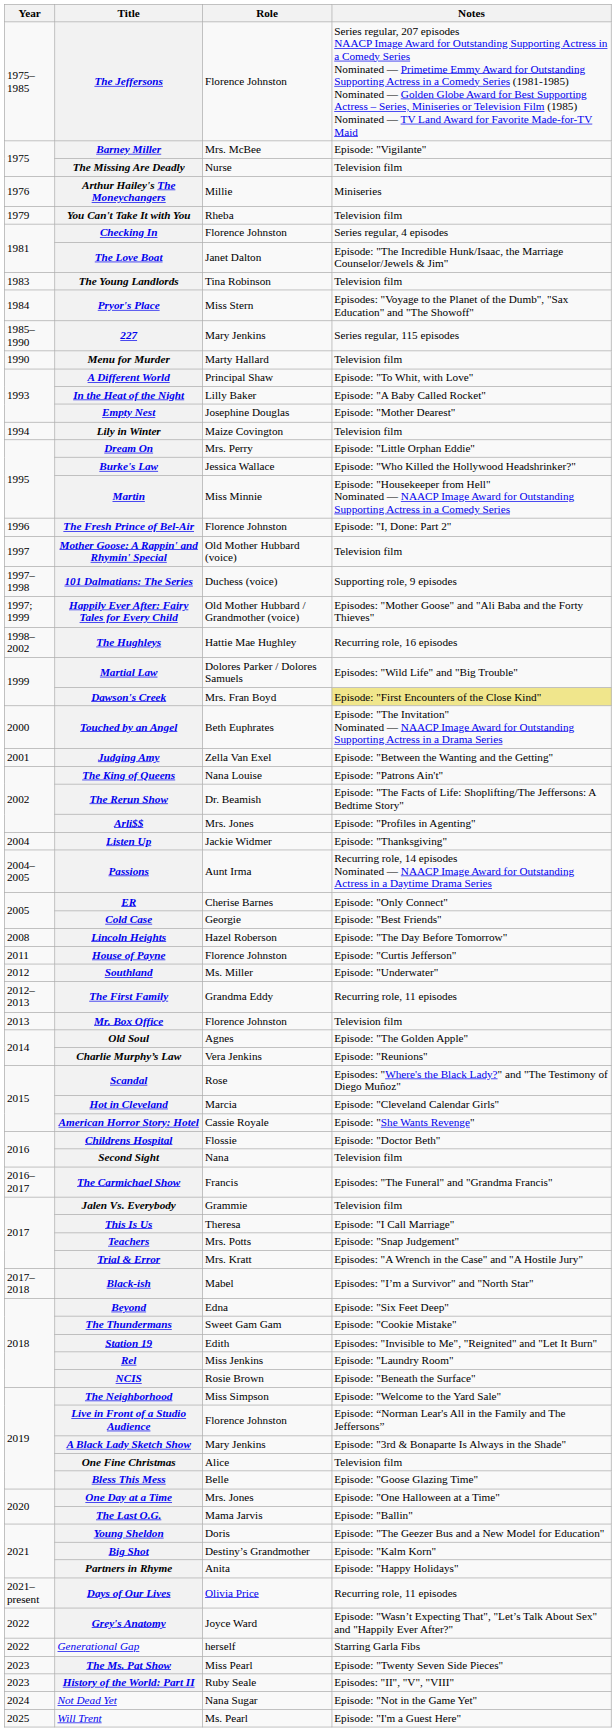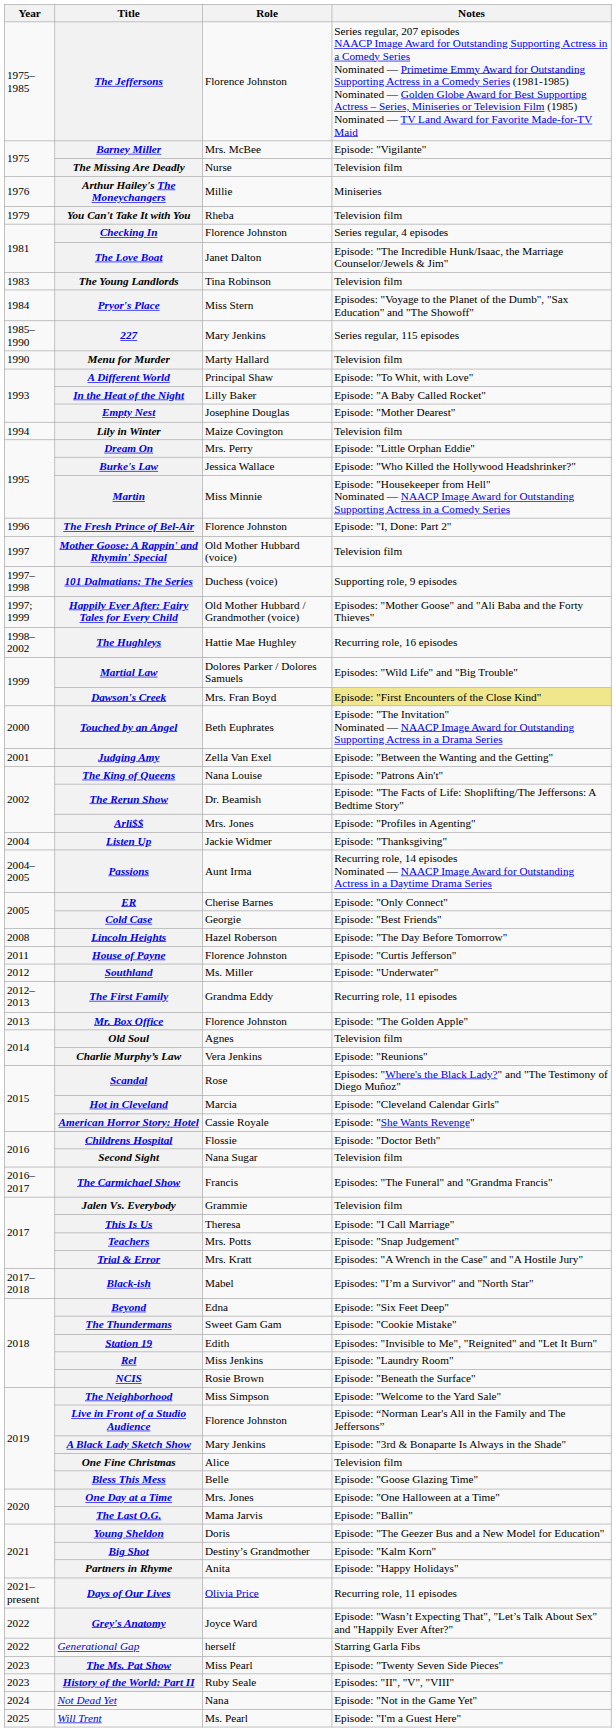(368, 1021) Television film -> (401, 1021) Episode: "The Golden Apple"
(401, 1038) Episode: "The Golden Apple" -> (368, 1038) Television film
(217, 1158) Nana -> (231, 1158) Nana Sugar
(231, 1700) Nana Sugar -> (217, 1700) Nana
